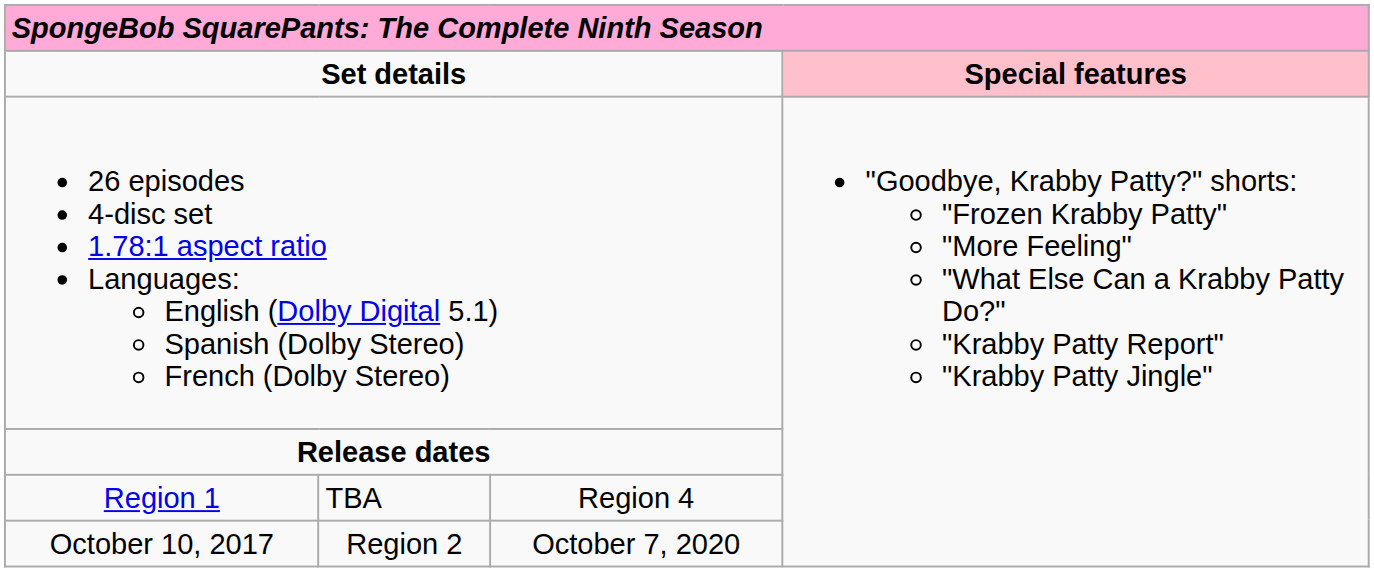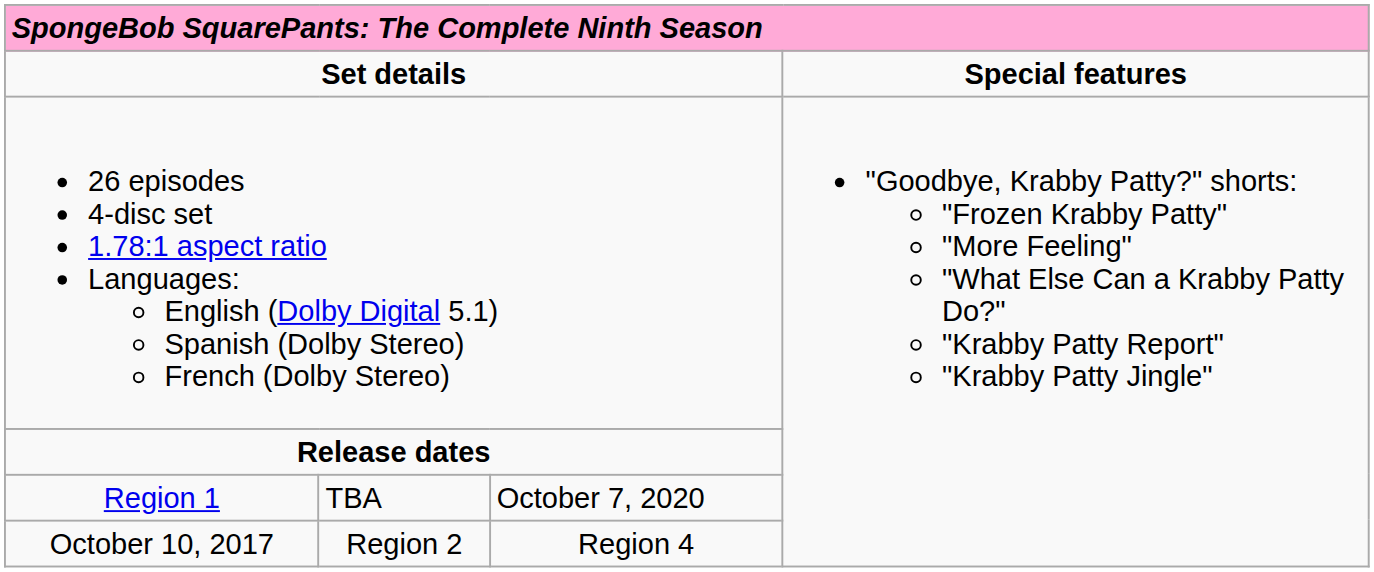(1076, 74) pink background -> (1076, 74) no background
(636, 497) Region 4 -> (601, 497) October 7, 2020
(636, 543) October 7, 2020 -> (636, 543) Region 4
